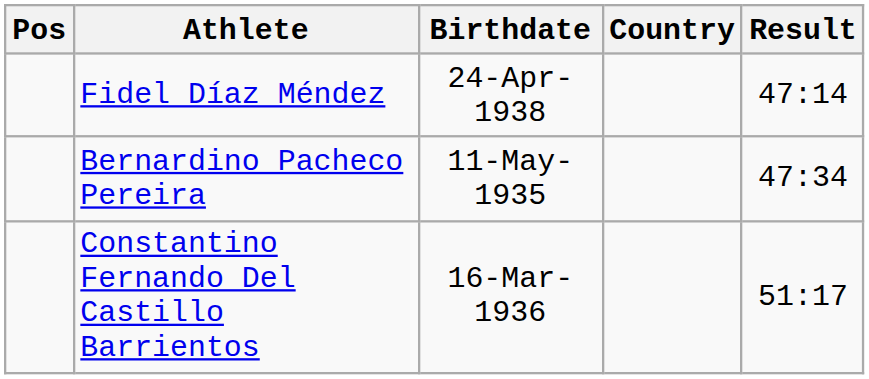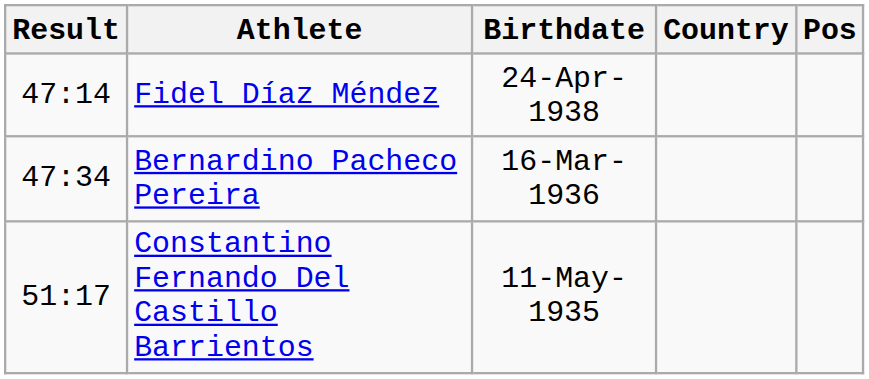columns swapped: (39, 30) <-> (803, 30)
(510, 179) 11-May-1935 -> (564, 179) 16-Mar-1936
(510, 296) 16-Mar-1936 -> (564, 296) 11-May-1935
